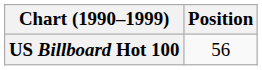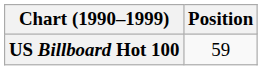(221, 49) 56 -> (221, 49) 59
